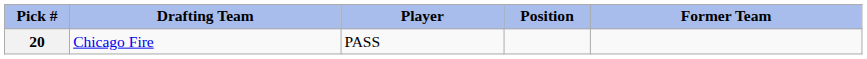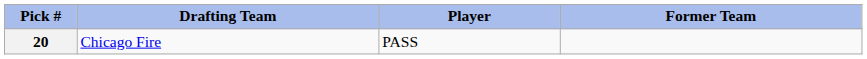- column: (547, 16)
